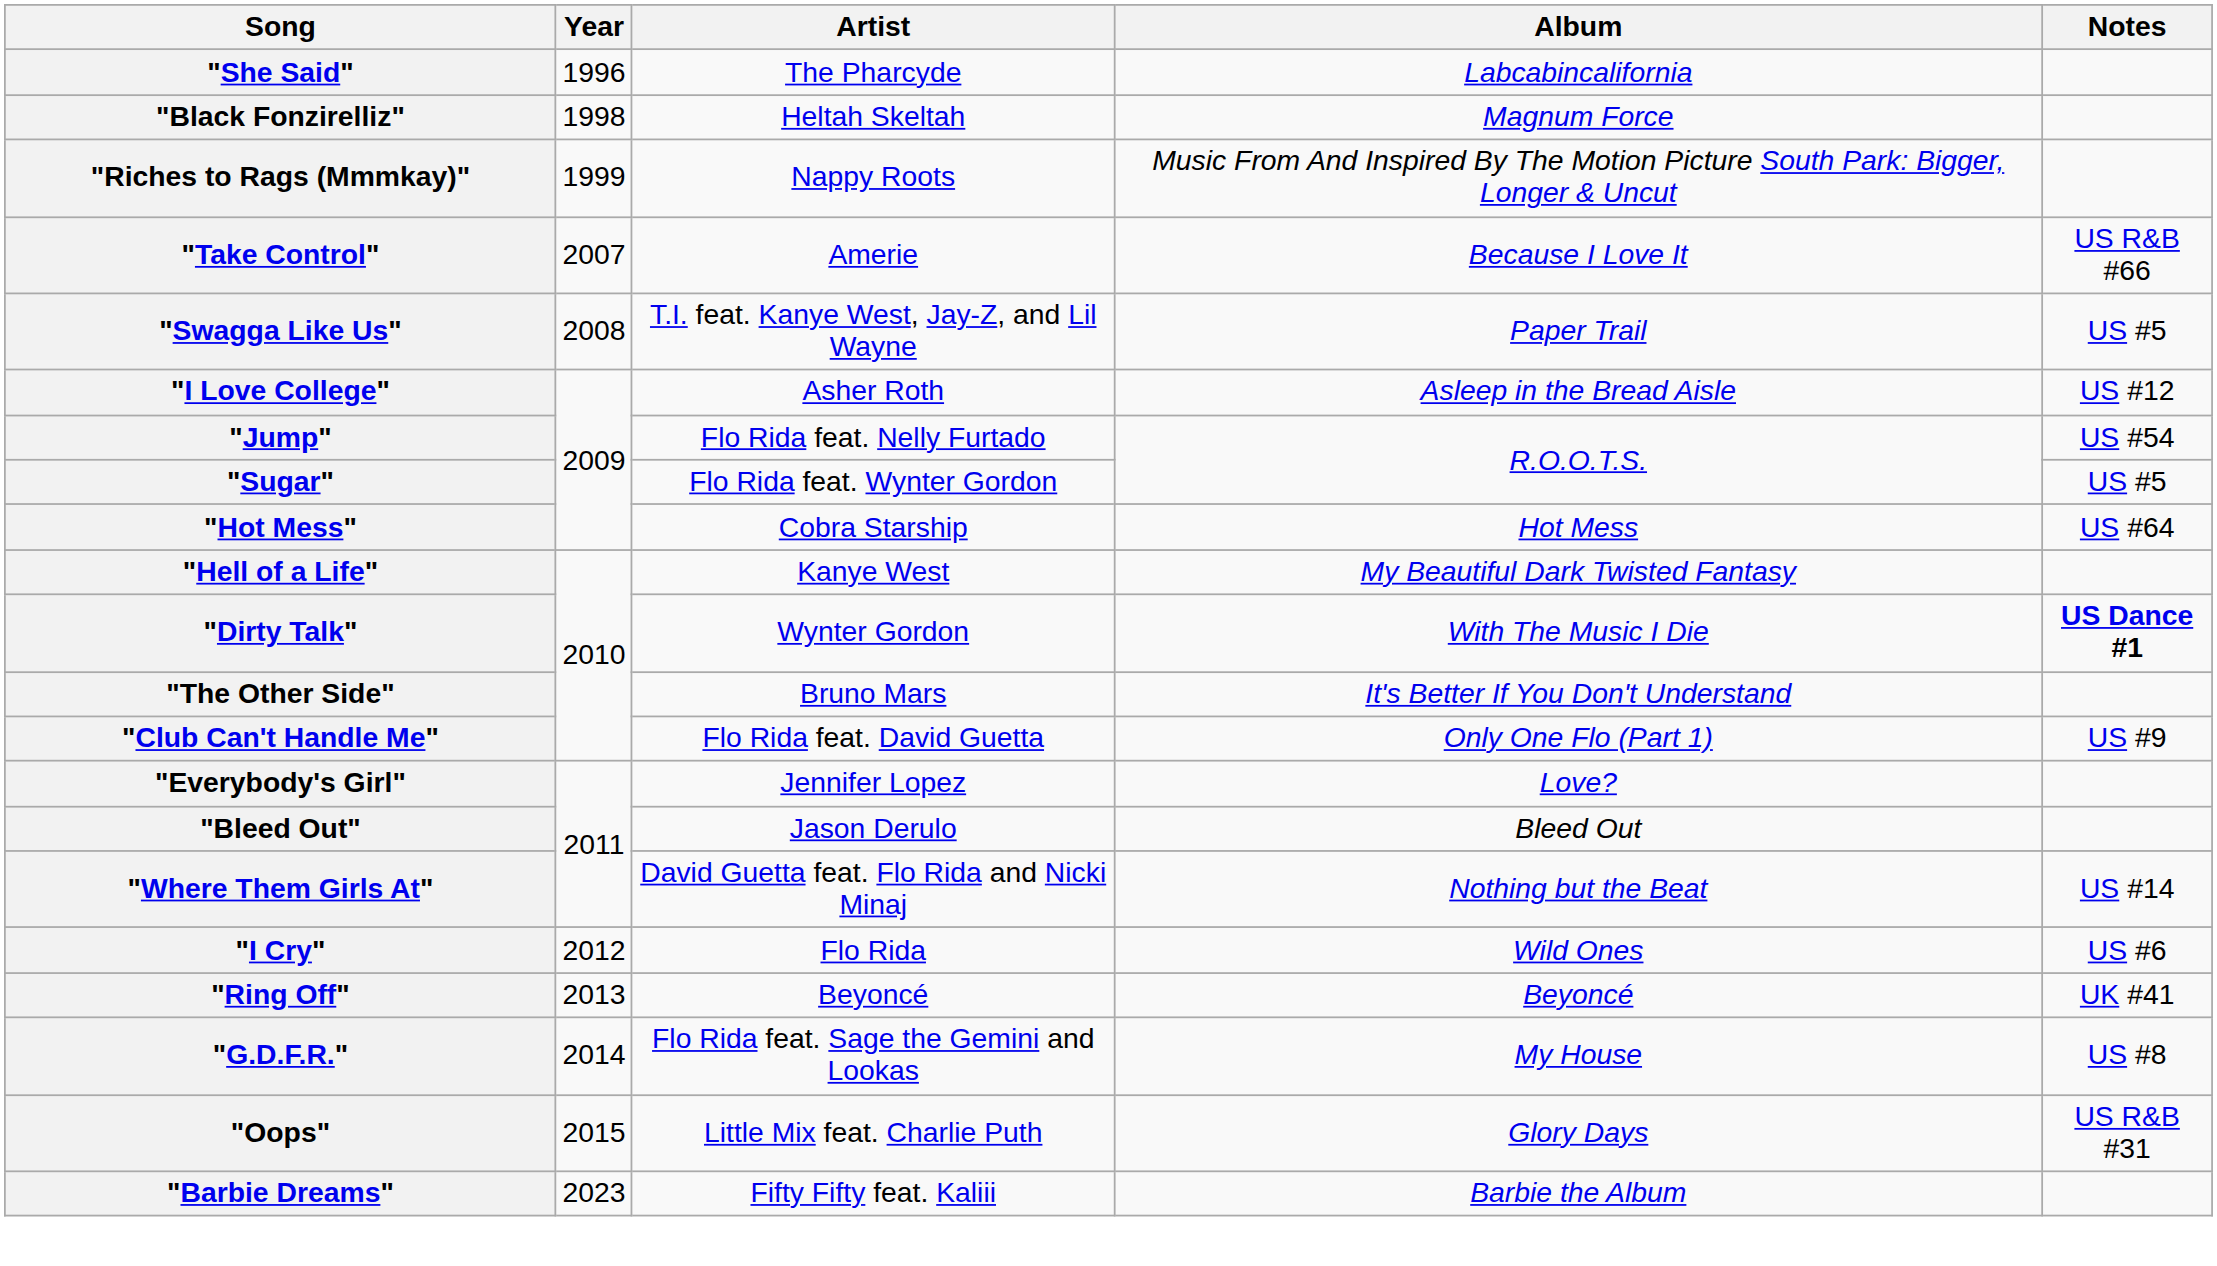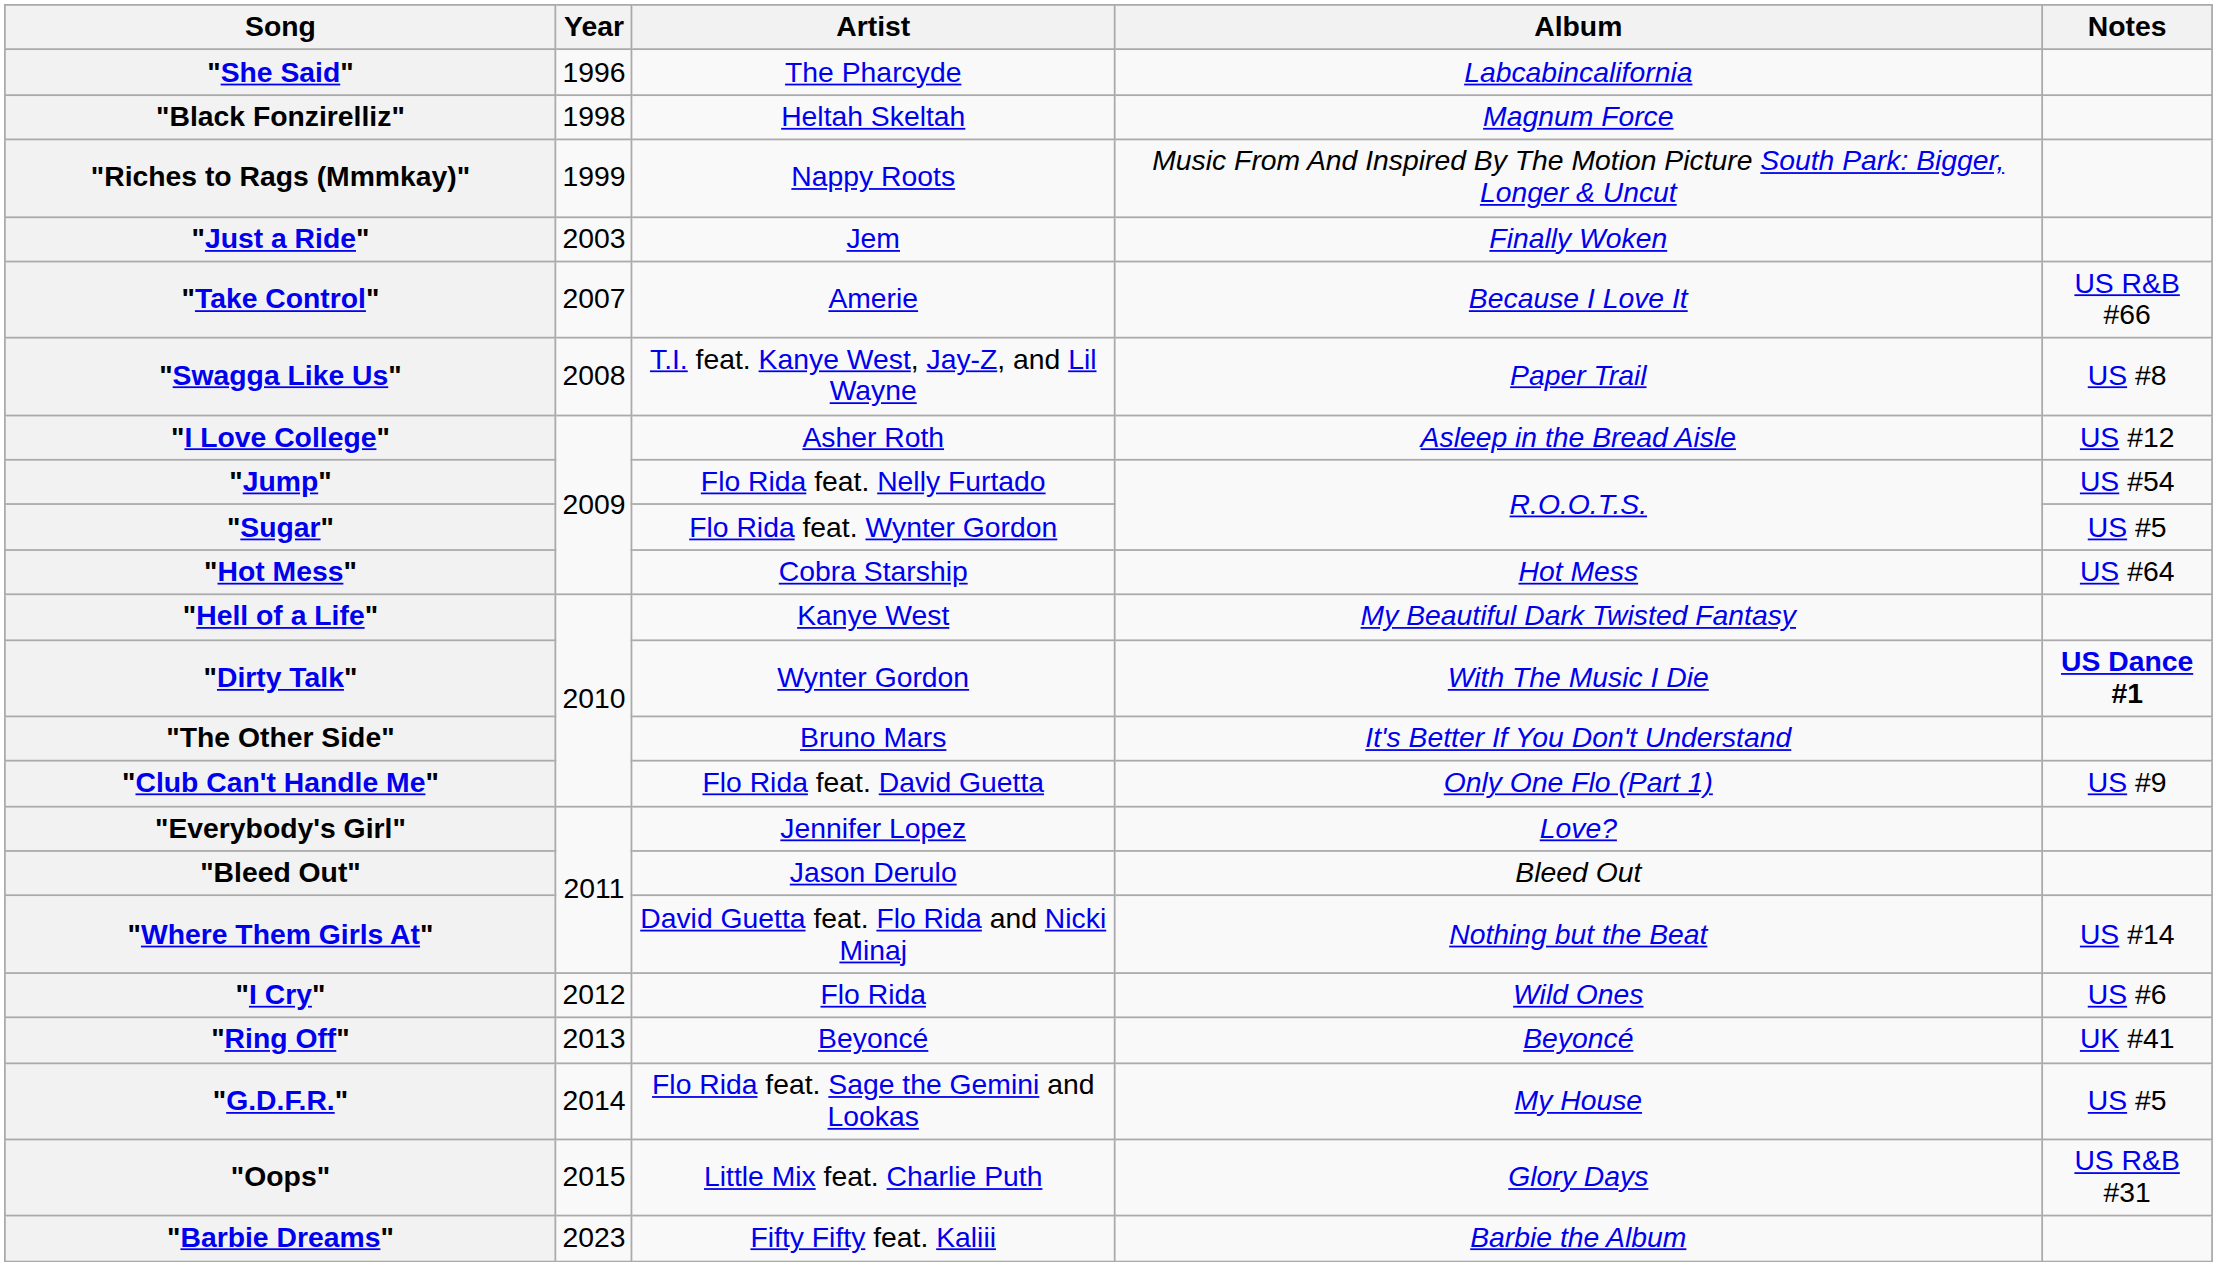+ row: (280, 238)
(2127, 331) US #5 -> (2127, 376) US #8
(2127, 1055) US #8 -> (2127, 1100) US #5
